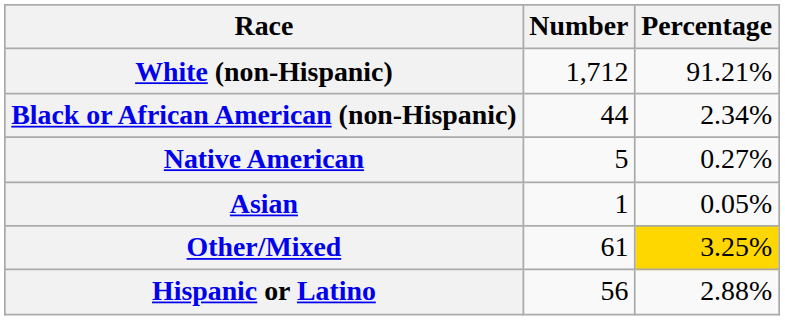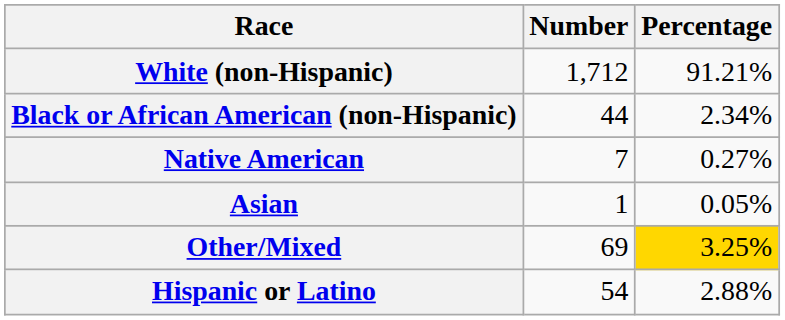(621, 159) 5 -> (621, 159) 7
(614, 247) 61 -> (614, 247) 69
(614, 291) 56 -> (614, 291) 54
